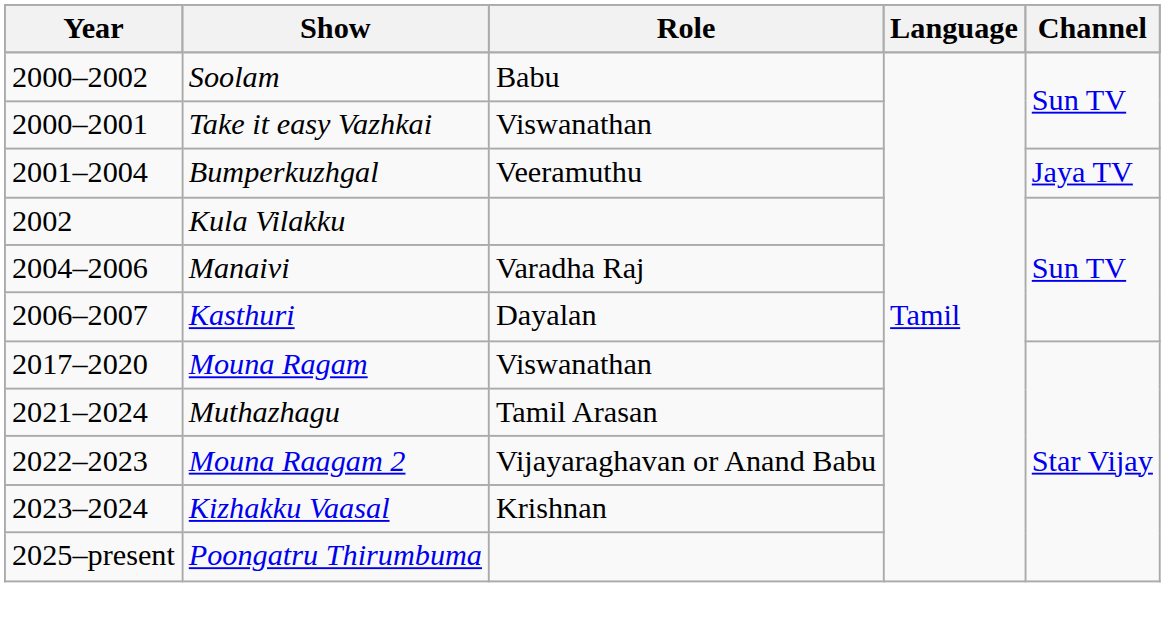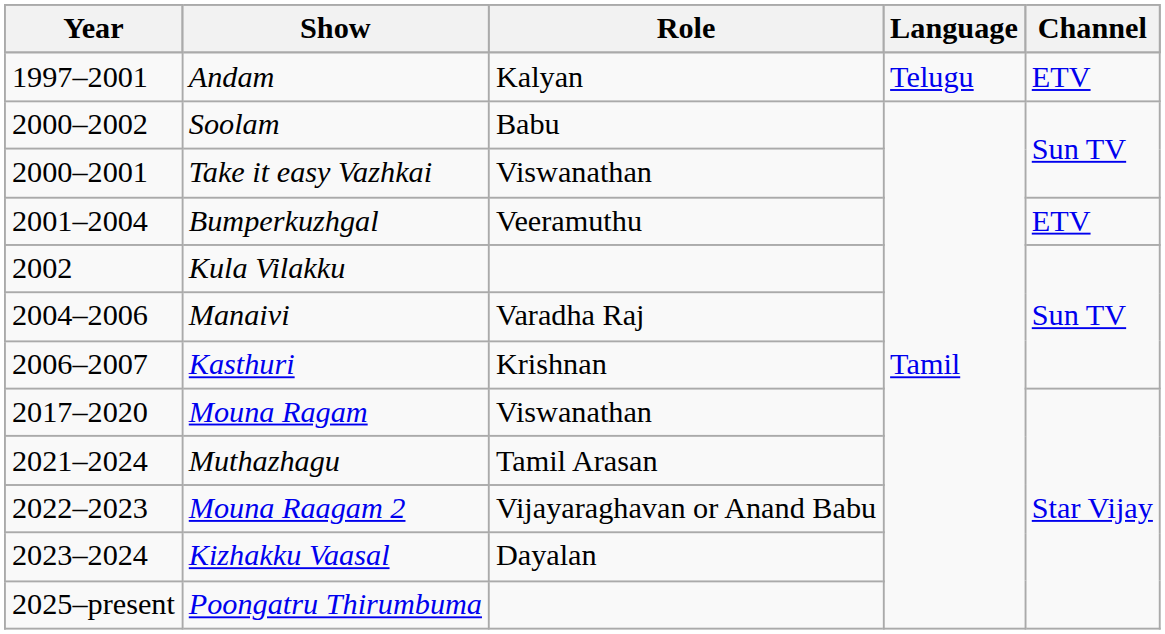+ row: (232, 76)
(1082, 172) Jaya TV -> (1061, 220) ETV
(546, 316) Dayalan -> (551, 364) Krishnan
(551, 508) Krishnan -> (546, 556) Dayalan
